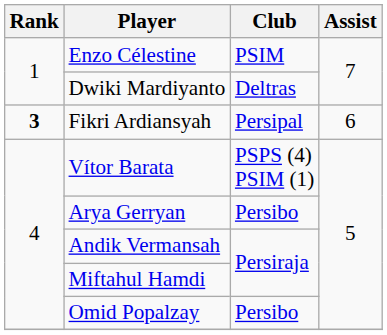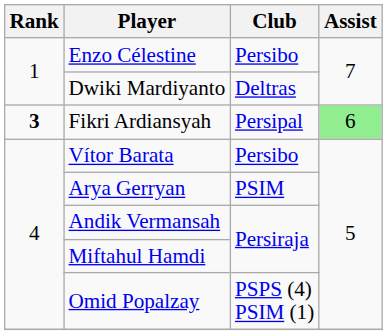(260, 54) PSIM -> (267, 54) Persibo
(350, 121) no background -> (350, 121) lightgreen background
(275, 167) PSPS (4) PSIM (1) -> (267, 155) Persibo
(267, 212) Persibo -> (260, 188) PSIM
(267, 312) Persibo -> (275, 301) PSPS (4) PSIM (1)
